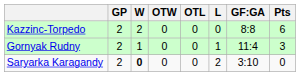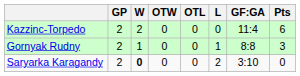(248, 29) 8:8 -> (248, 29) 11:4
(248, 46) 11:4 -> (248, 46) 8:8
